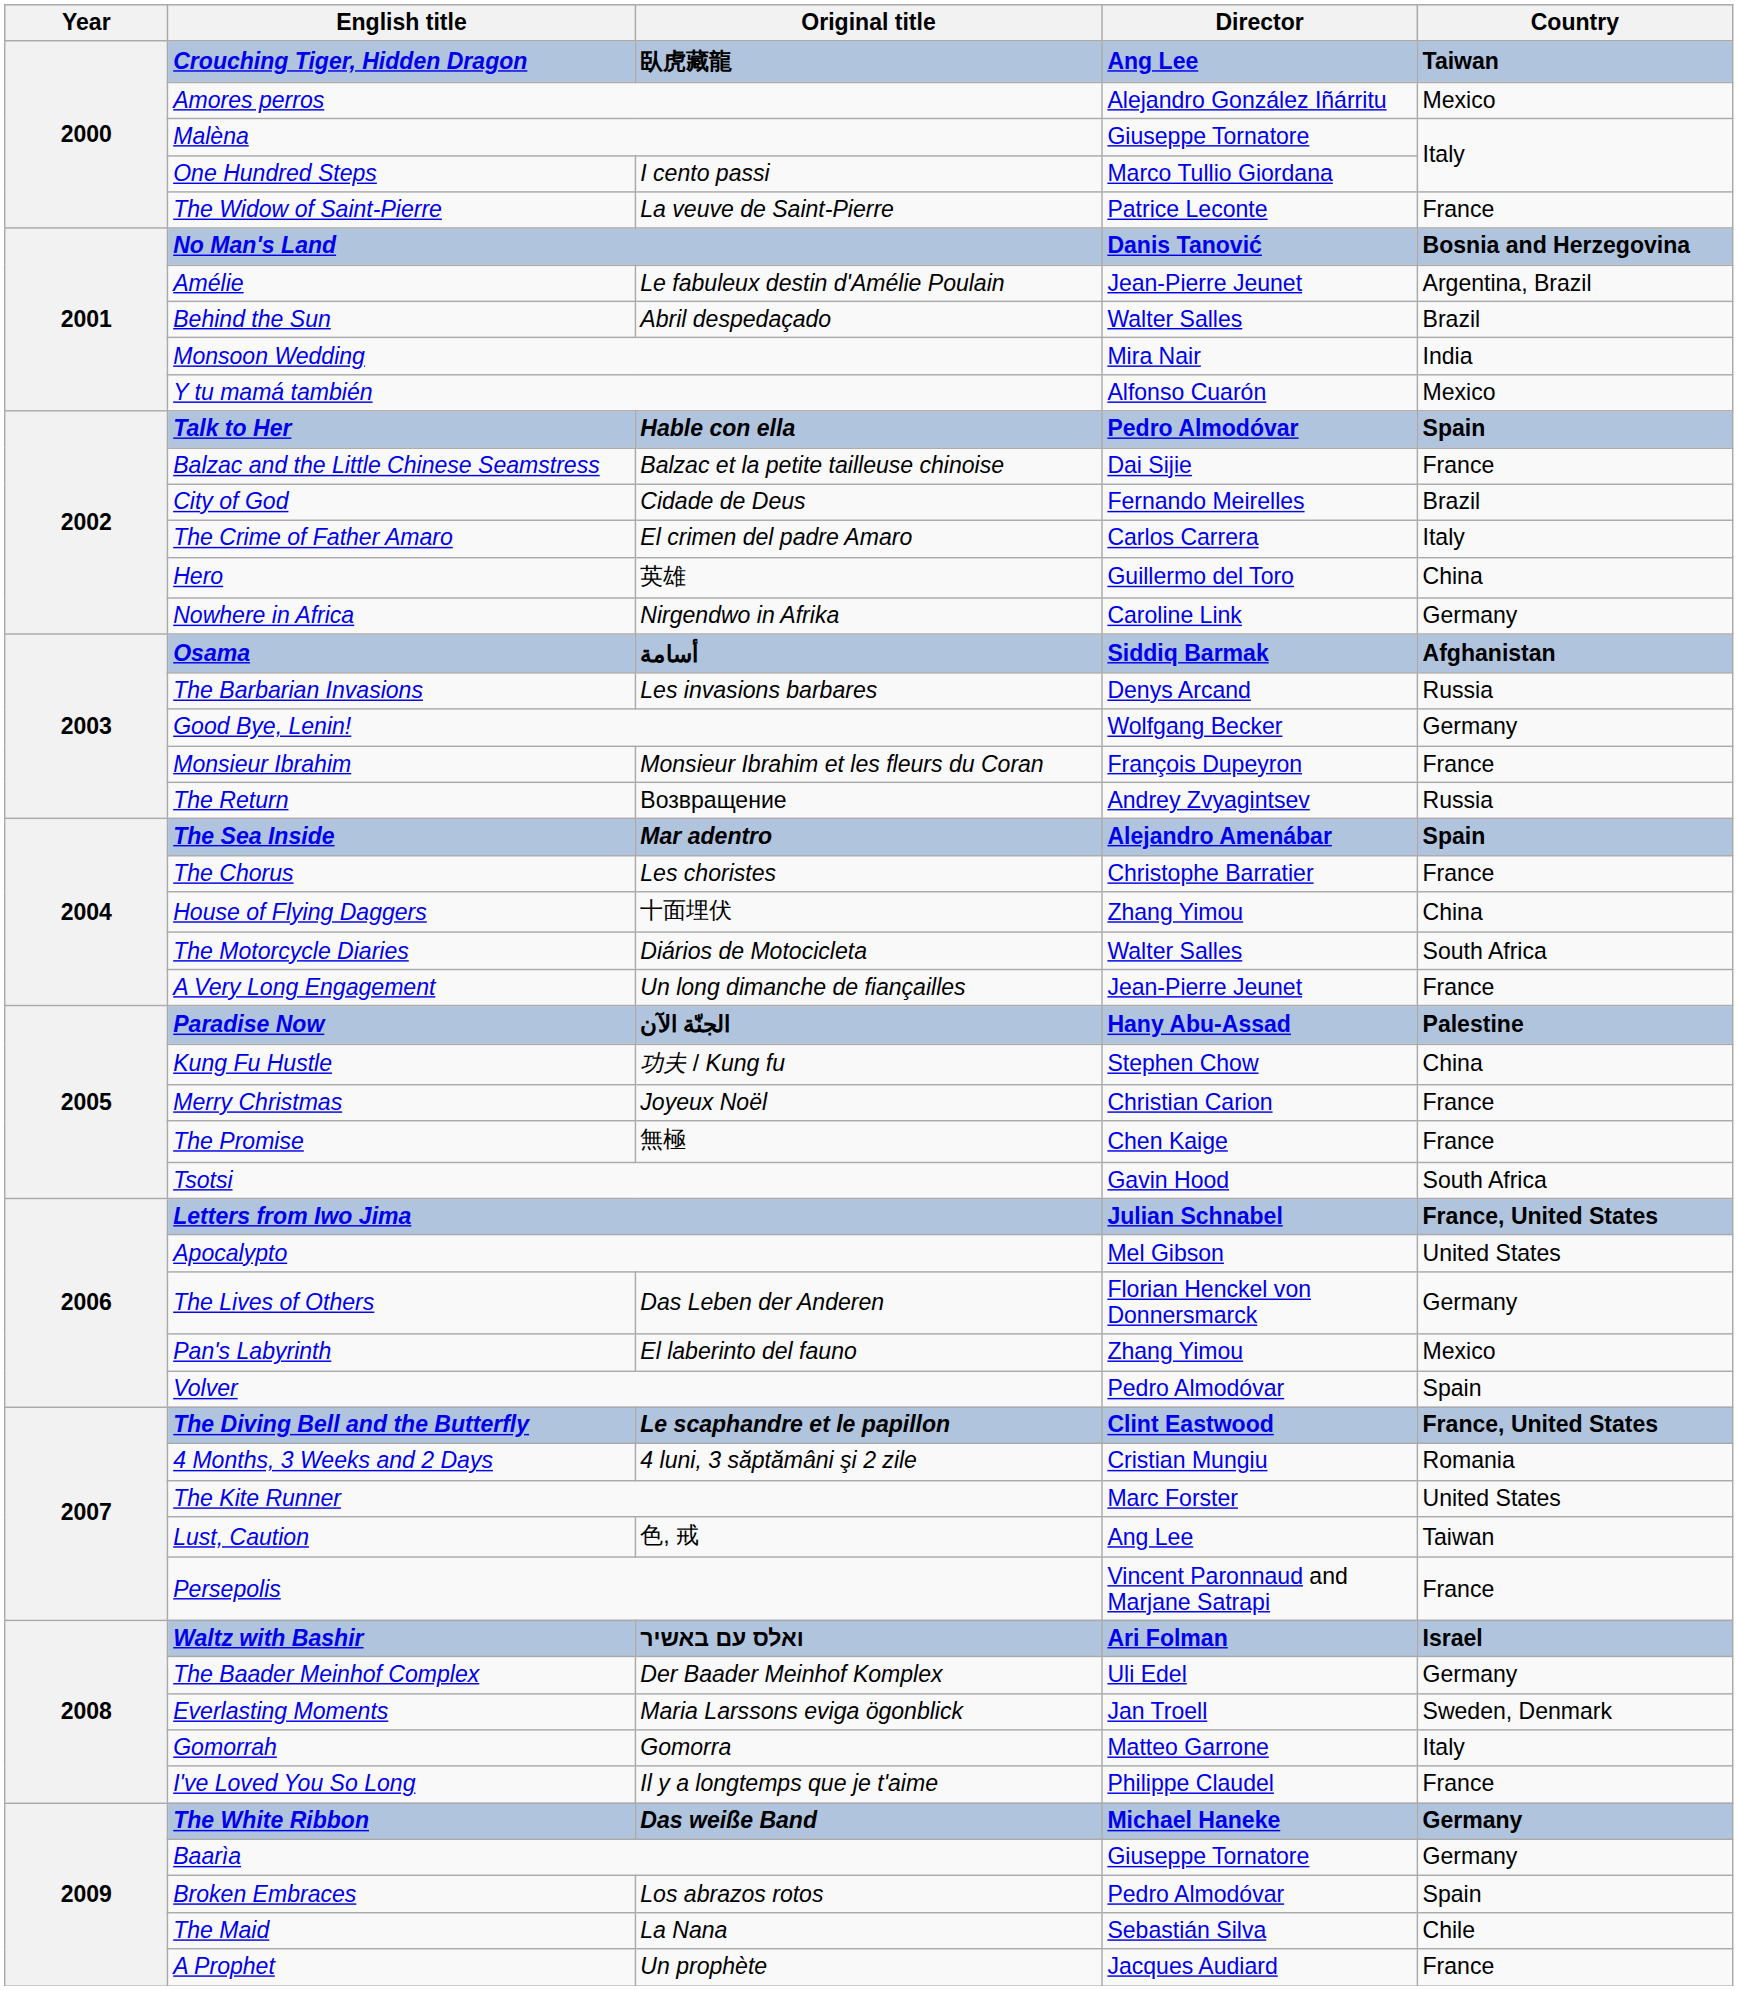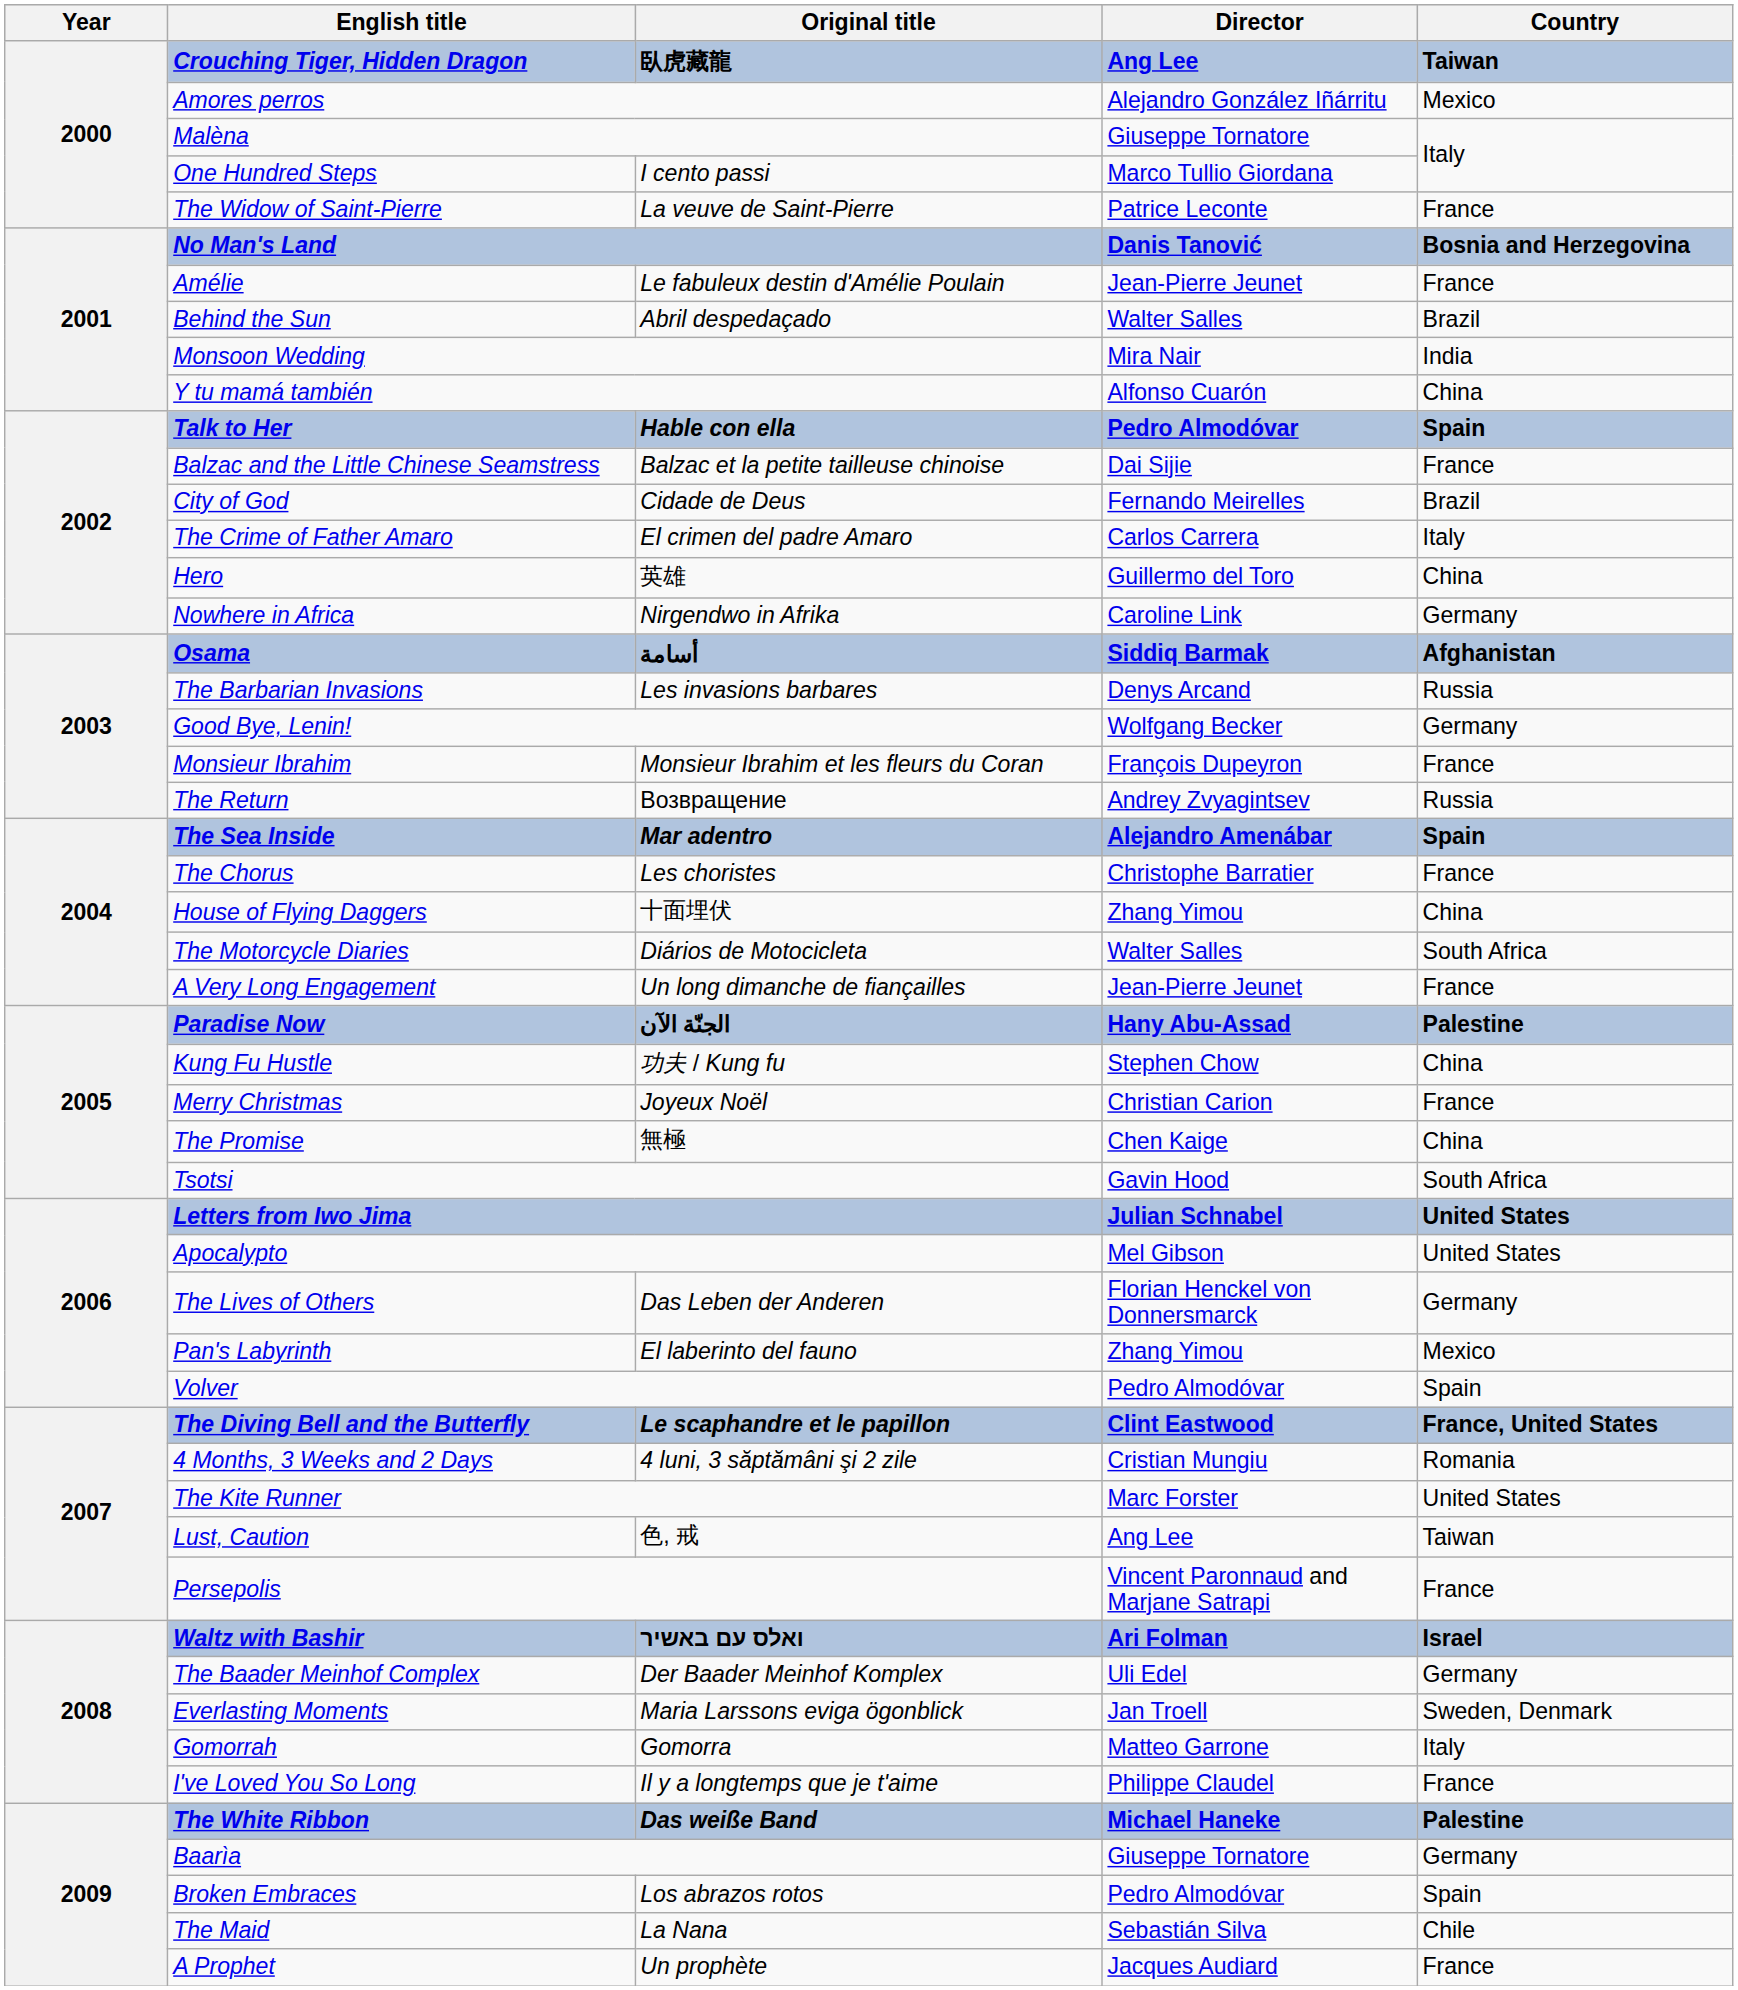(1507, 282) Argentina, Brazil -> (1458, 282) France
(1459, 392) Mexico -> (1453, 392) China
(1458, 1141) France -> (1453, 1141) China
(1540, 1216) France, United States -> (1496, 1216) United States
(1472, 1820) Germany -> (1473, 1820) Palestine
